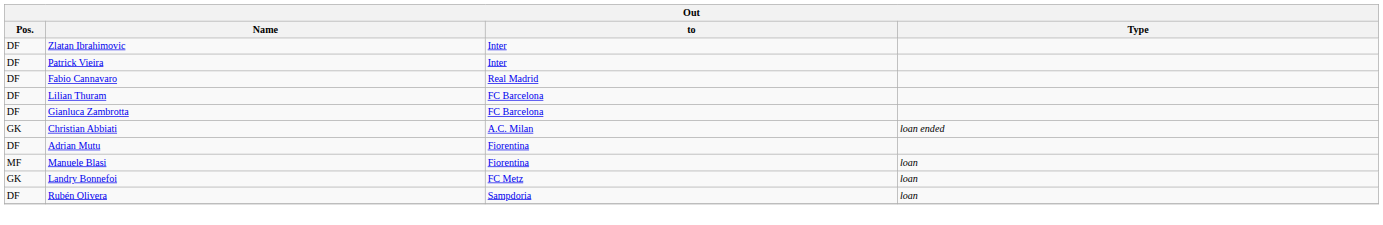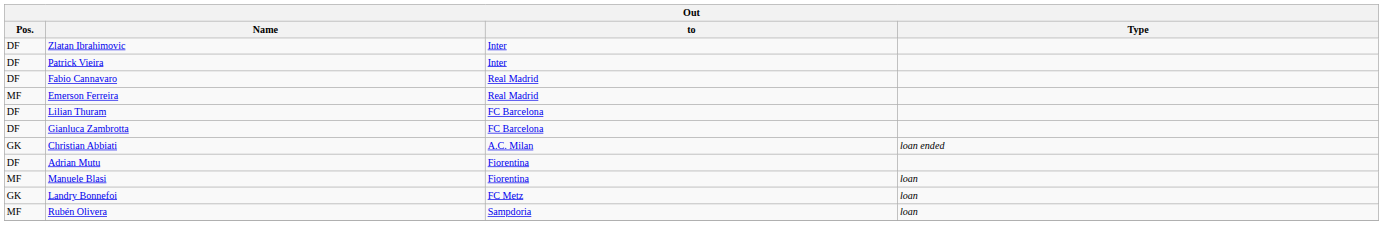+ row: (83, 96)
(13, 196) DF -> (14, 212) MF
